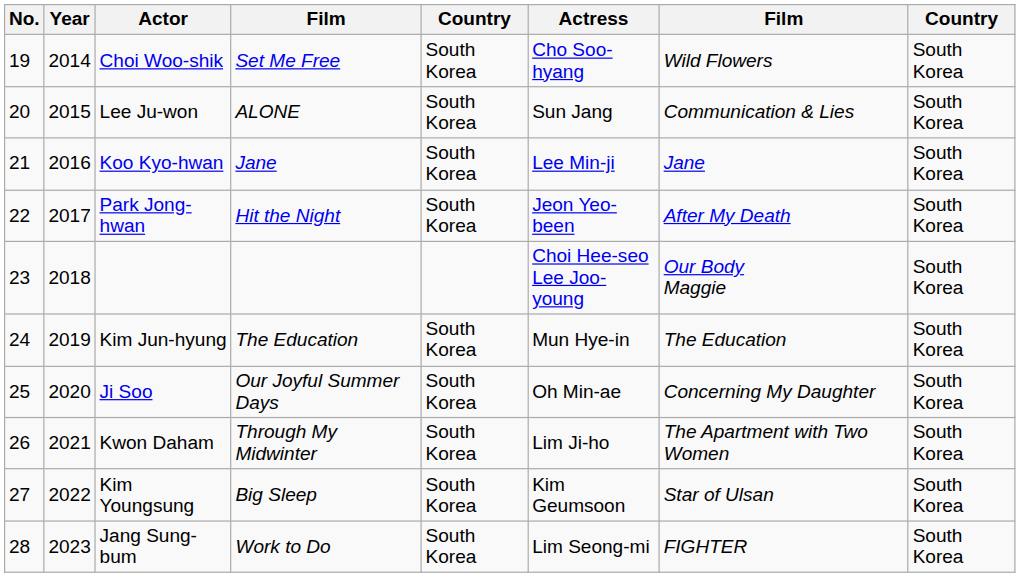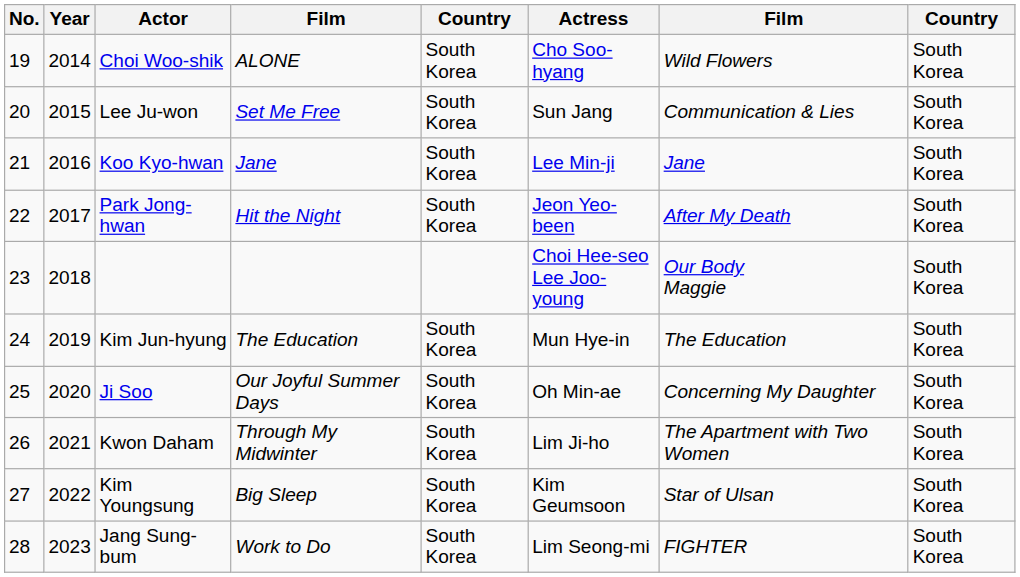(288, 60) Set Me Free -> (268, 60) ALONE
(268, 112) ALONE -> (288, 112) Set Me Free
